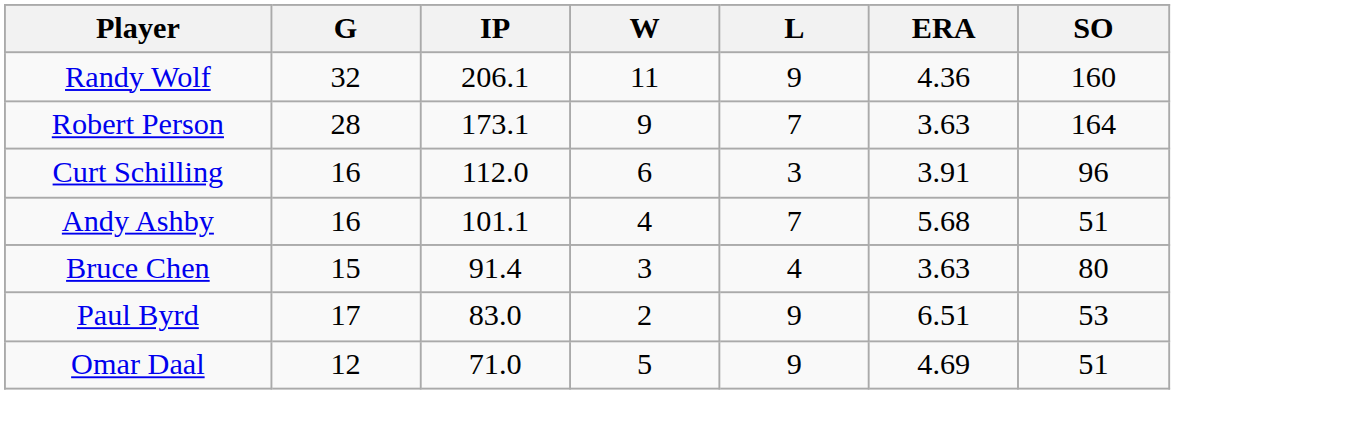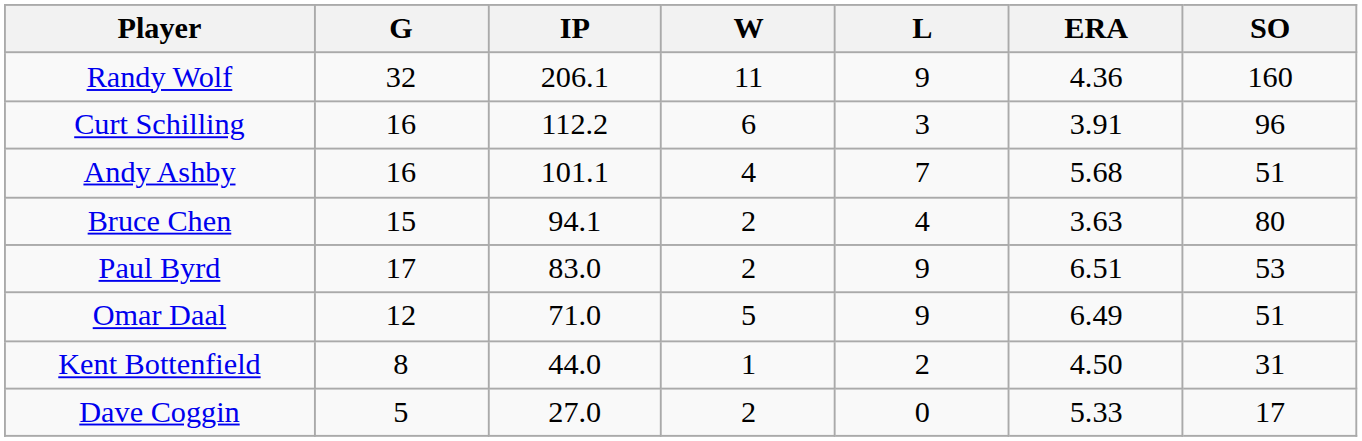- row: (138, 124)
(495, 172) 112.0 -> (575, 124) 112.2
(495, 268) 91.4 -> (575, 220) 94.1
(645, 268) 3 -> (749, 220) 2
(944, 364) 4.69 -> (1096, 316) 6.49
+ row: (159, 364)
+ row: (159, 412)
